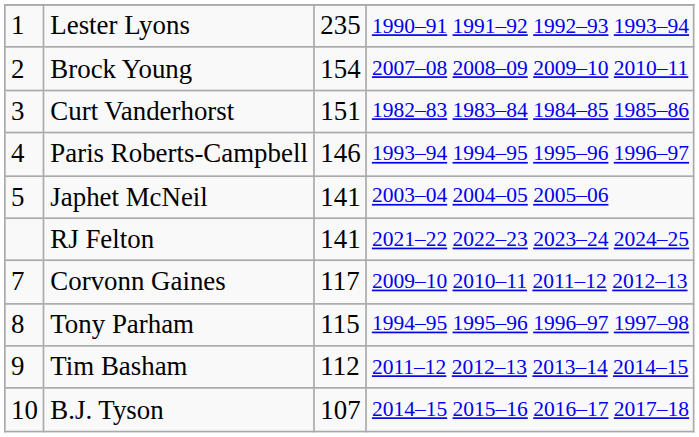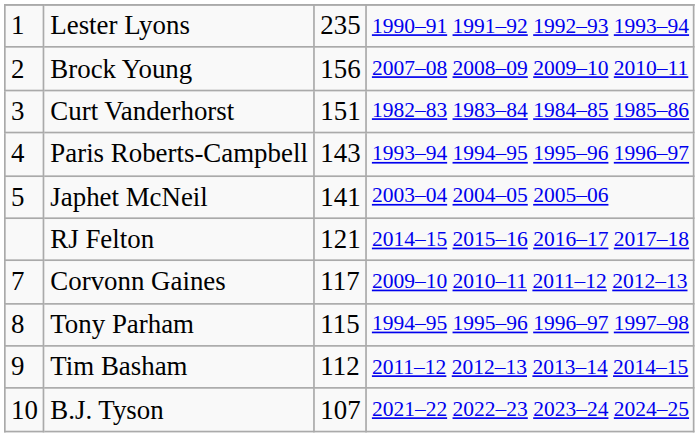(340, 68) 154 -> (340, 68) 156
(340, 153) 146 -> (340, 153) 143
(340, 238) 141 -> (340, 238) 121
(530, 238) 2021–22 2022–23 2023–24 2024–25 -> (530, 238) 2014–15 2015–16 2016–17 2017–18
(530, 409) 2014–15 2015–16 2016–17 2017–18 -> (530, 409) 2021–22 2022–23 2023–24 2024–25
